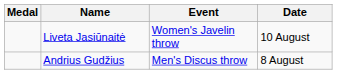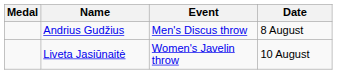rows swapped: (84, 60) <-> (84, 36)
